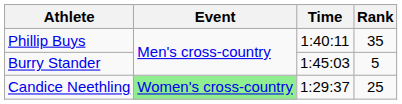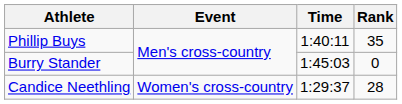(375, 64) 5 -> (375, 64) 0
(215, 88) lightgreen background -> (215, 88) no background
(375, 88) 25 -> (375, 88) 28
